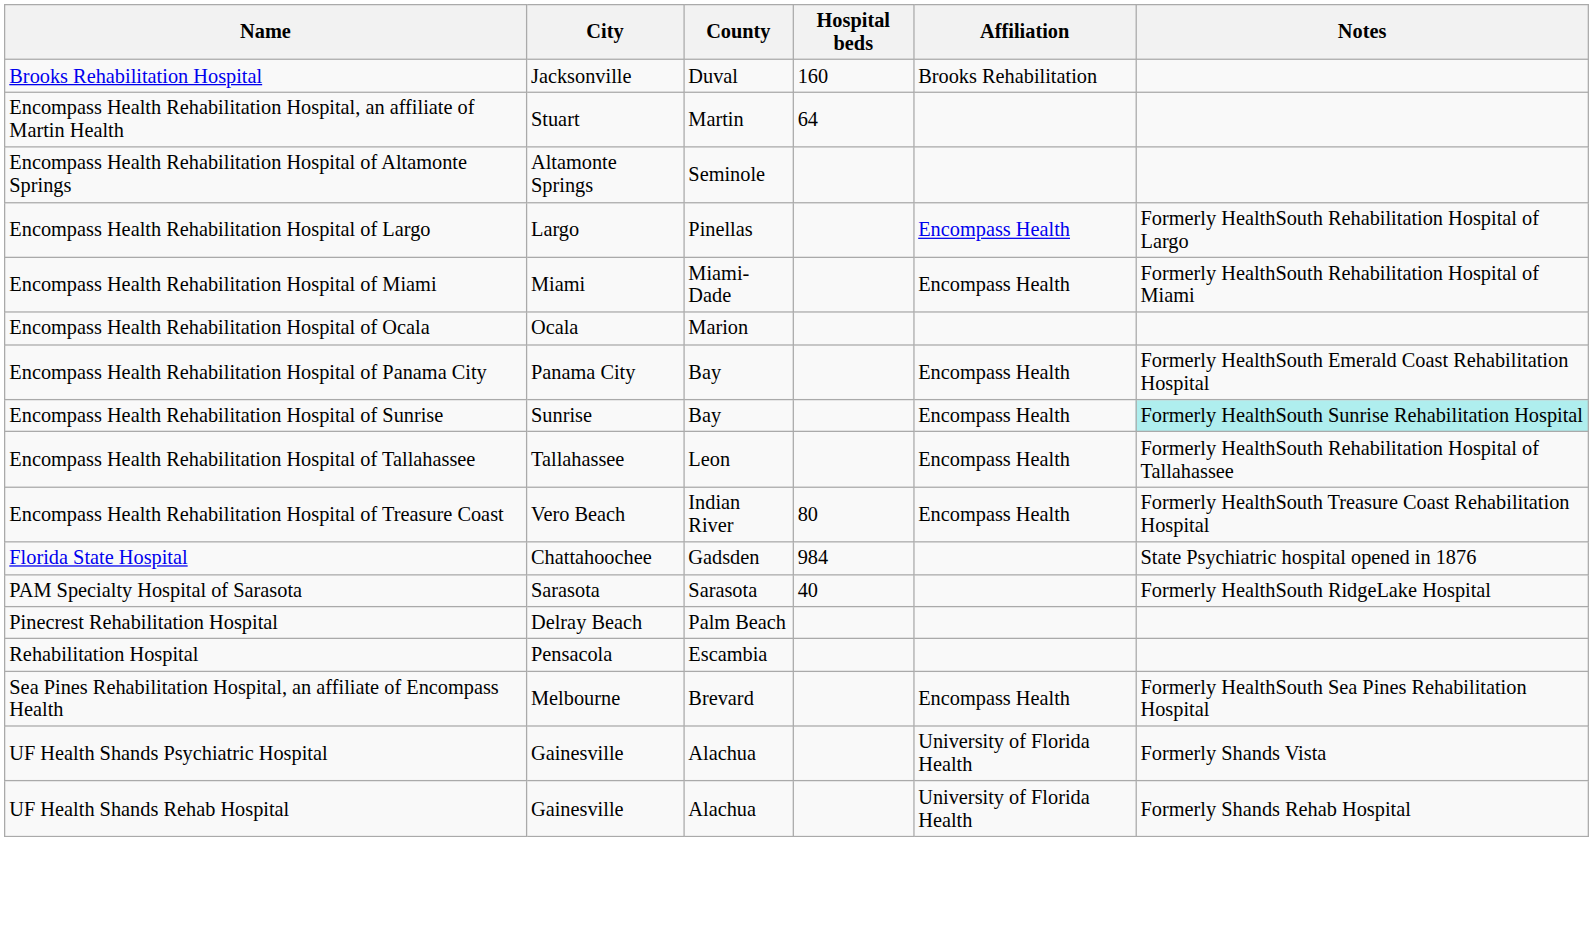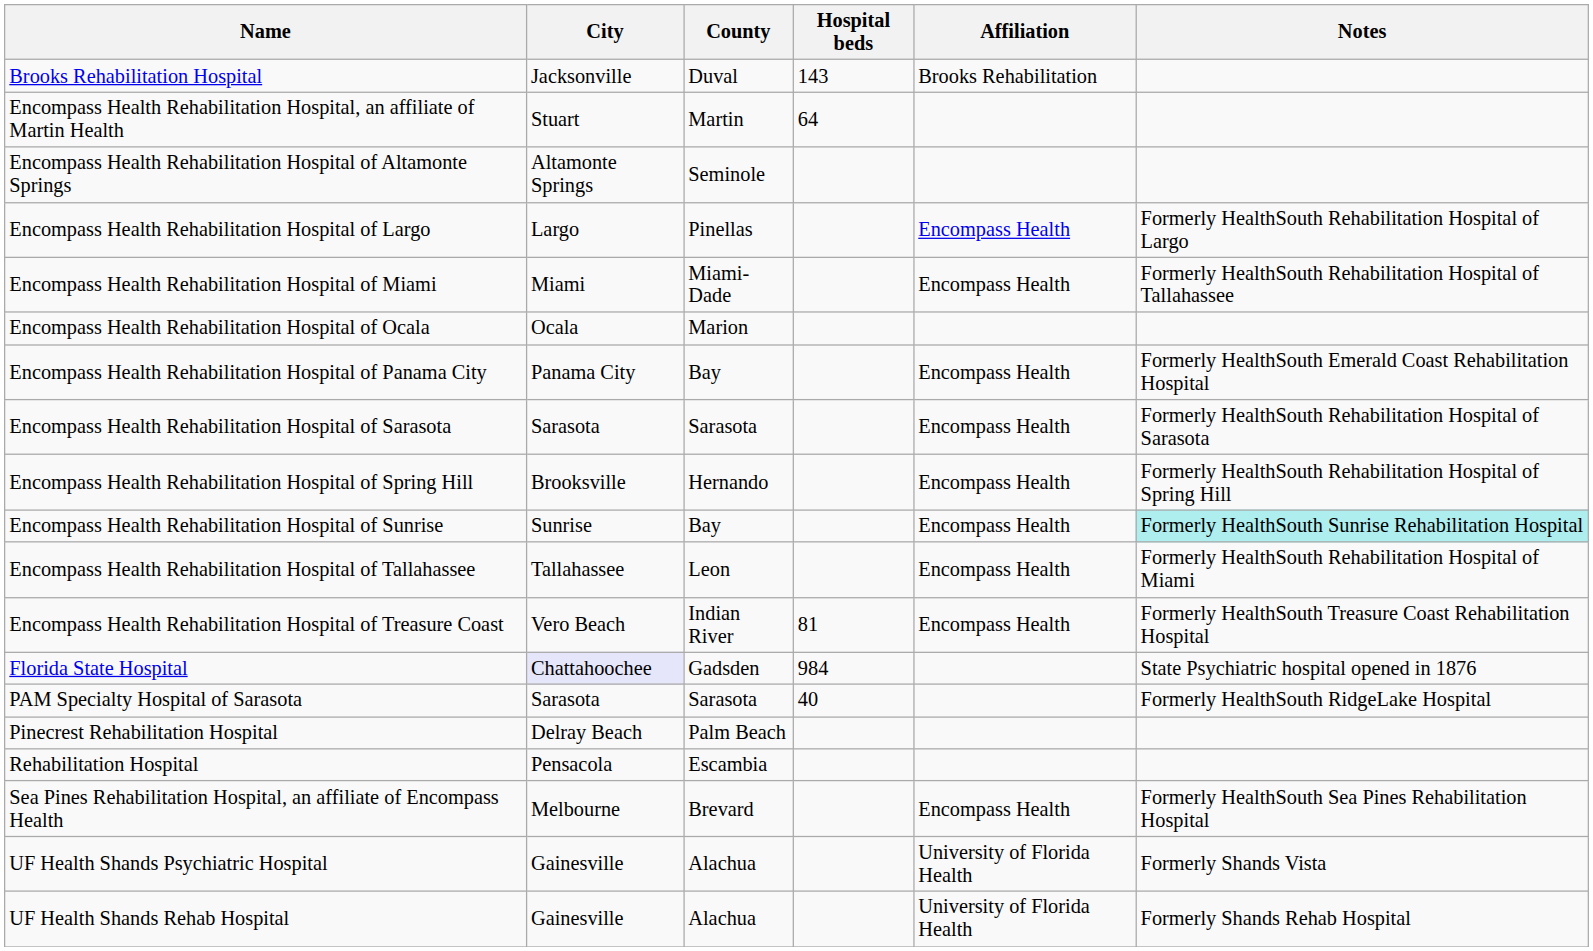(813, 75) 160 -> (813, 75) 143
(1340, 284) Formerly HealthSouth Rehabilitation Hospital of Miami -> (1340, 284) Formerly HealthSouth Rehabilitation Hospital of Tallahassee
+ row: (230, 427)
+ row: (241, 482)
(1340, 459) Formerly HealthSouth Rehabilitation Hospital of Tallahassee -> (1340, 569) Formerly HealthSouth Rehabilitation Hospital of Miami
(808, 514) 80 -> (808, 624) 81
(591, 557) no background -> (591, 668) lavender background
